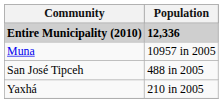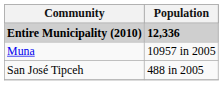- row: (22, 88)
